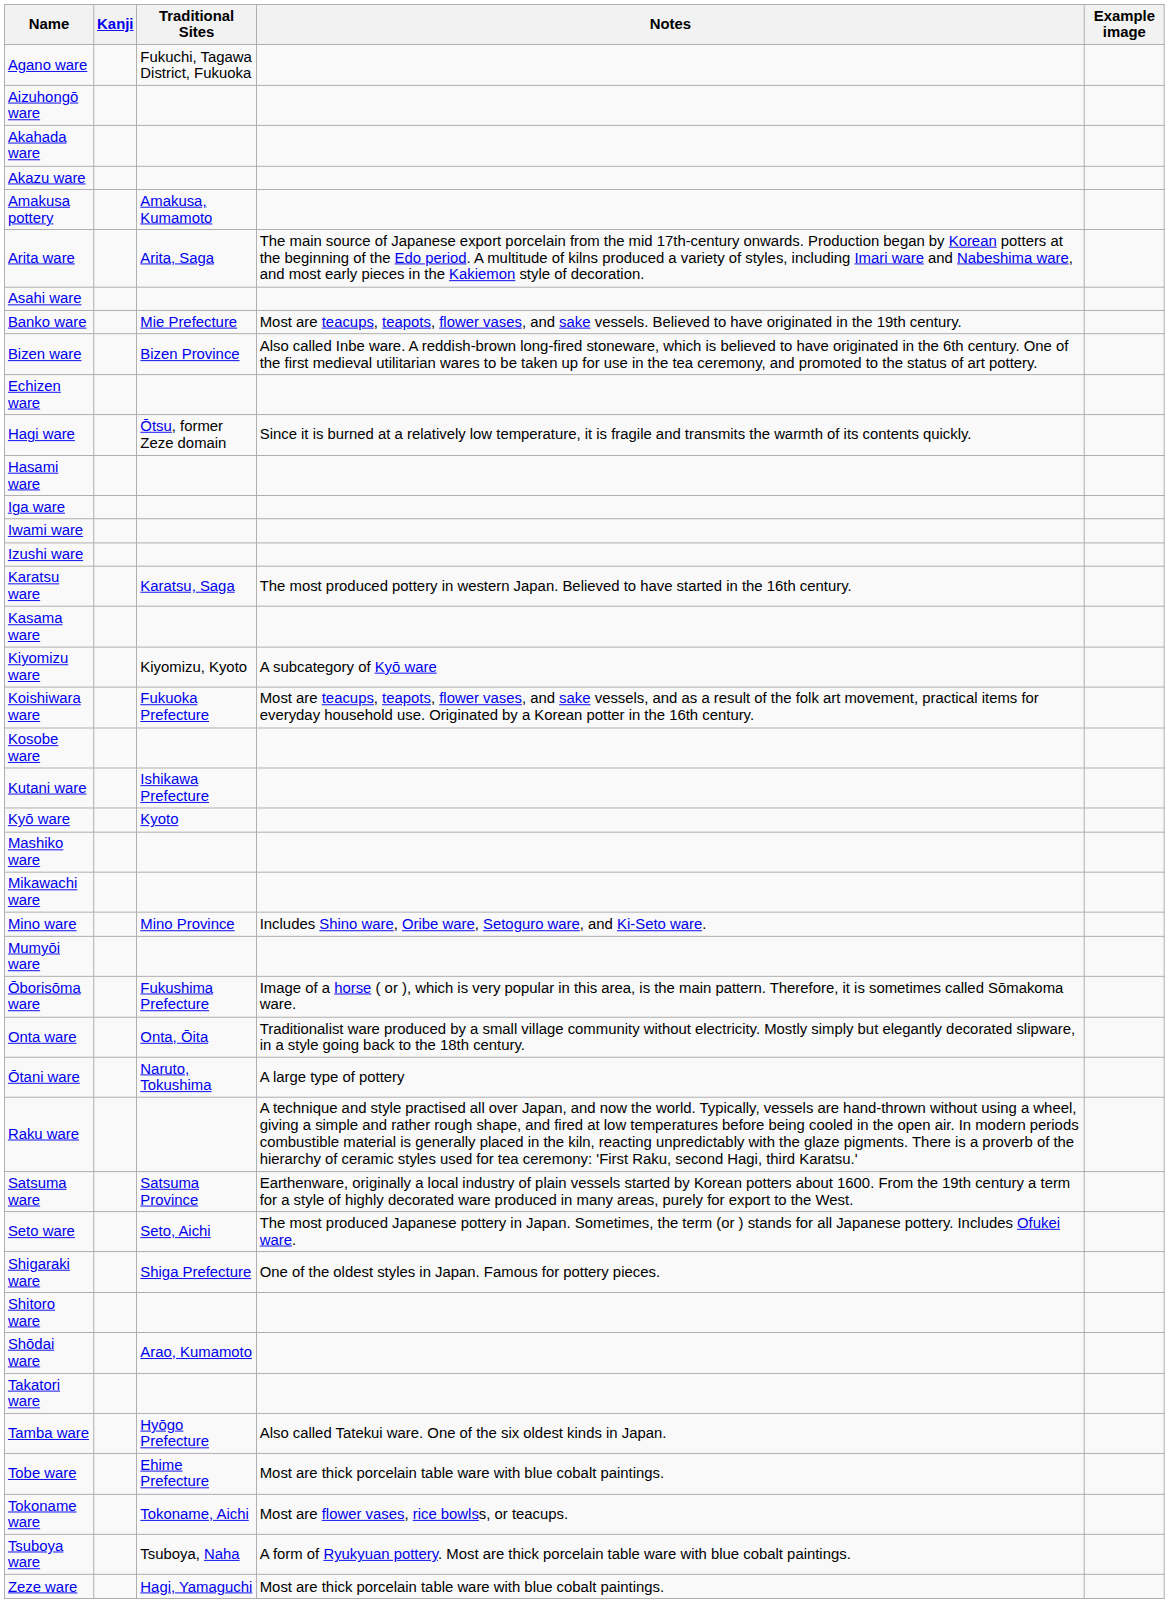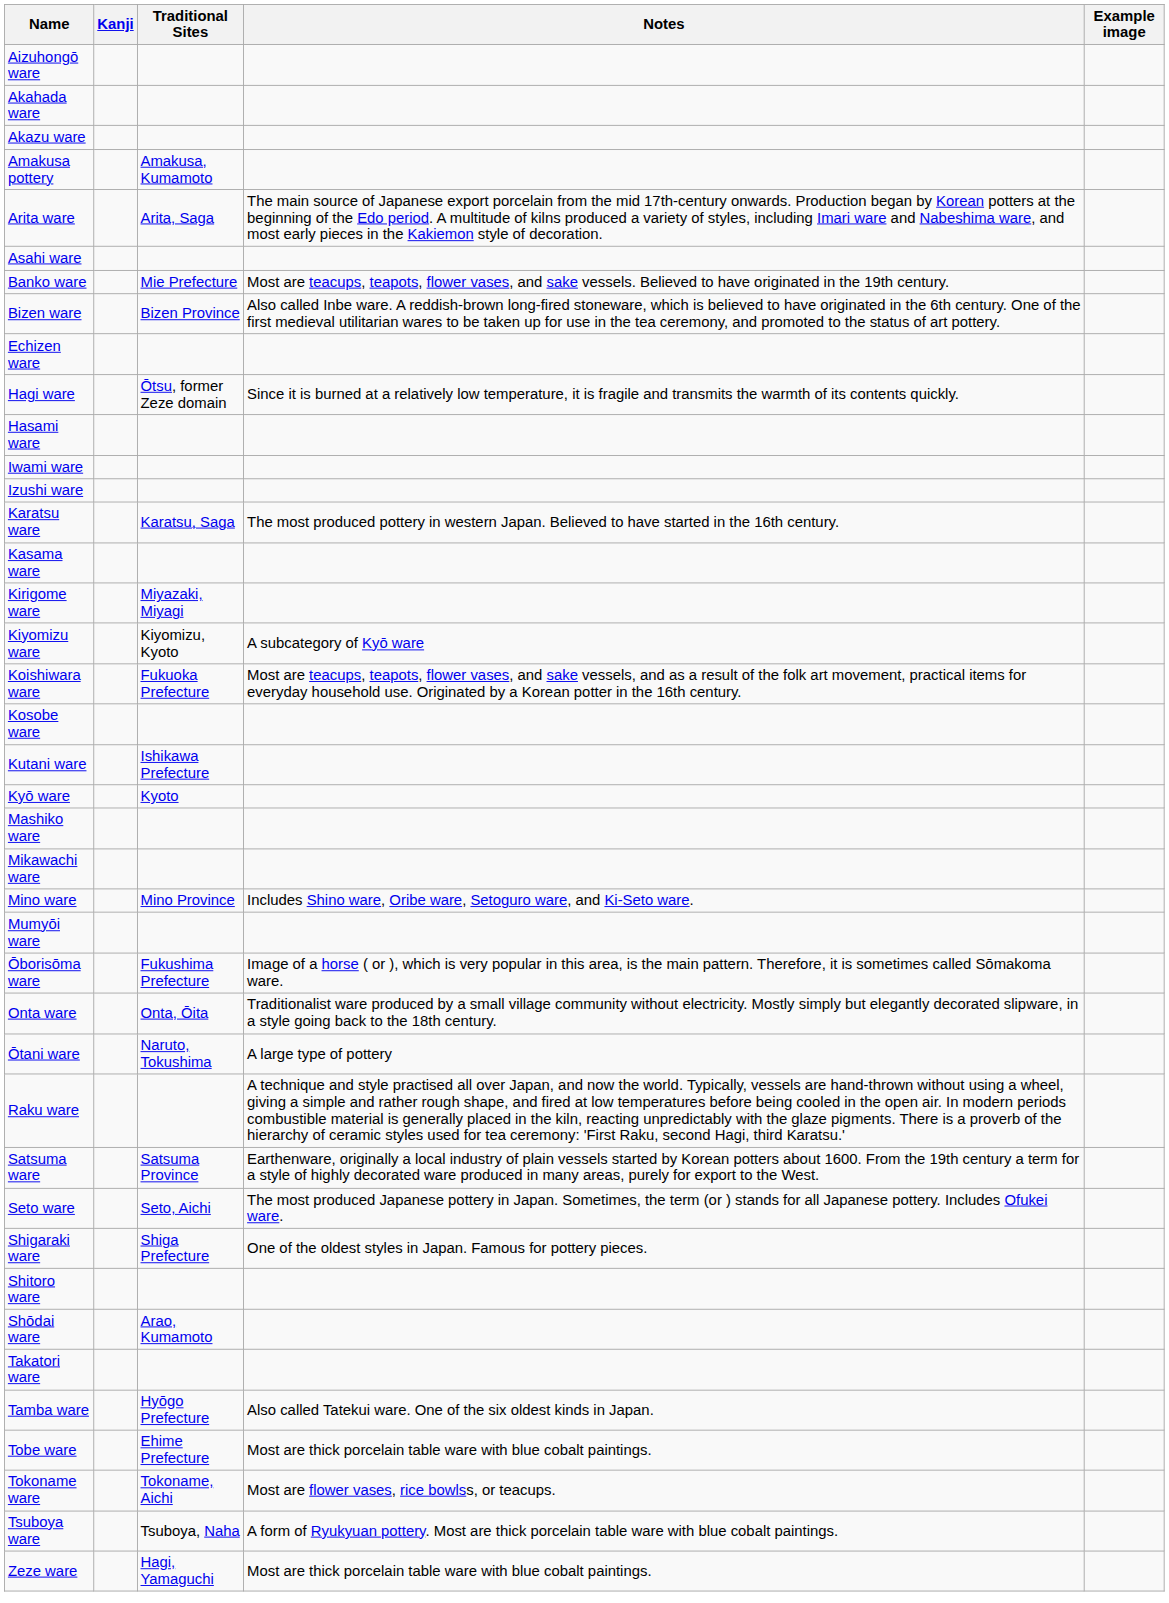- row: (48, 65)
- row: (36, 507)
+ row: (37, 603)
